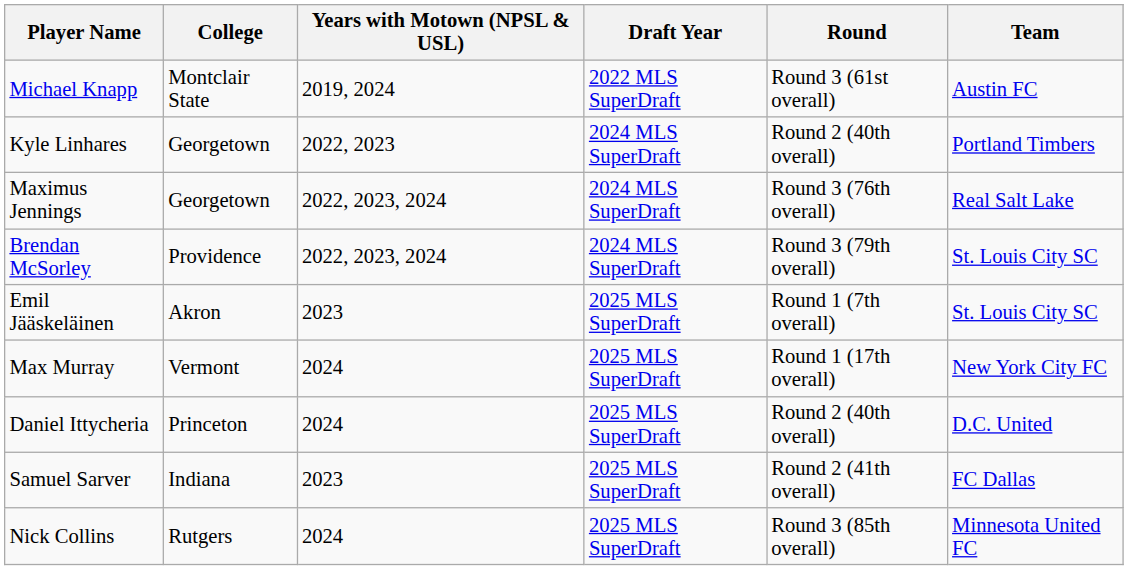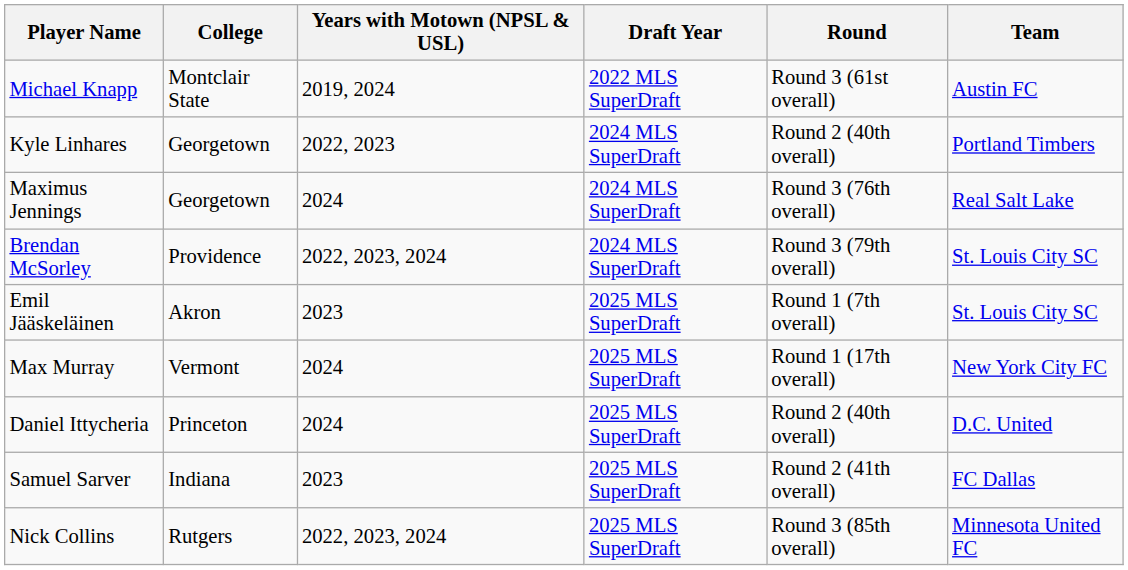(374, 200) 2022, 2023, 2024 -> (323, 200) 2024
(323, 536) 2024 -> (374, 536) 2022, 2023, 2024
